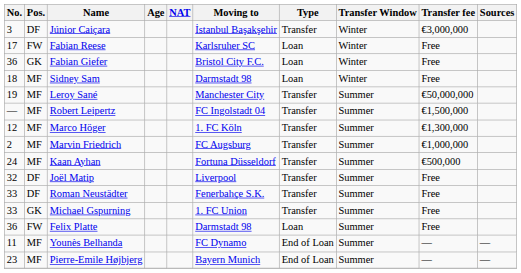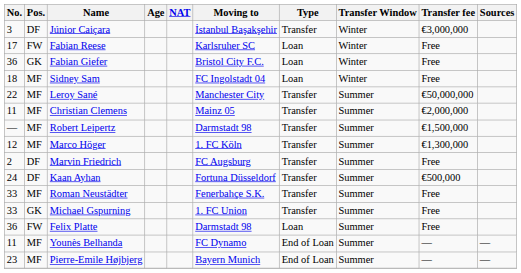(223, 78) Darmstadt 98 -> (230, 78) FC Ingolstadt 04
(12, 95) 19 -> (12, 95) 22
+ row: (88, 111)
(230, 111) FC Ingolstadt 04 -> (223, 128) Darmstadt 98
(34, 144) MF -> (33, 161) DF
(445, 144) €1,000,000 -> (431, 161) Free
(34, 161) MF -> (33, 177) DF
- row: (72, 177)
(33, 194) DF -> (34, 194) MF
